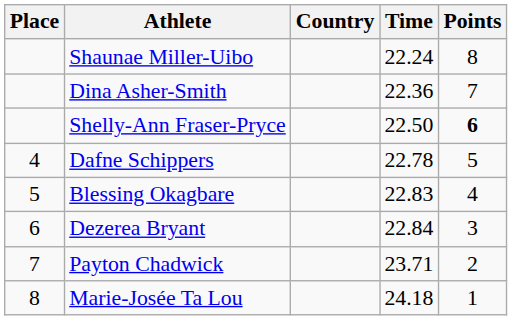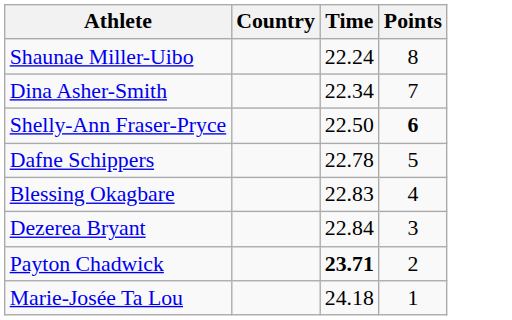- column: (34, 21)
(409, 90) 22.36 -> (349, 90) 22.34
(409, 263) normal -> (349, 263) bold
